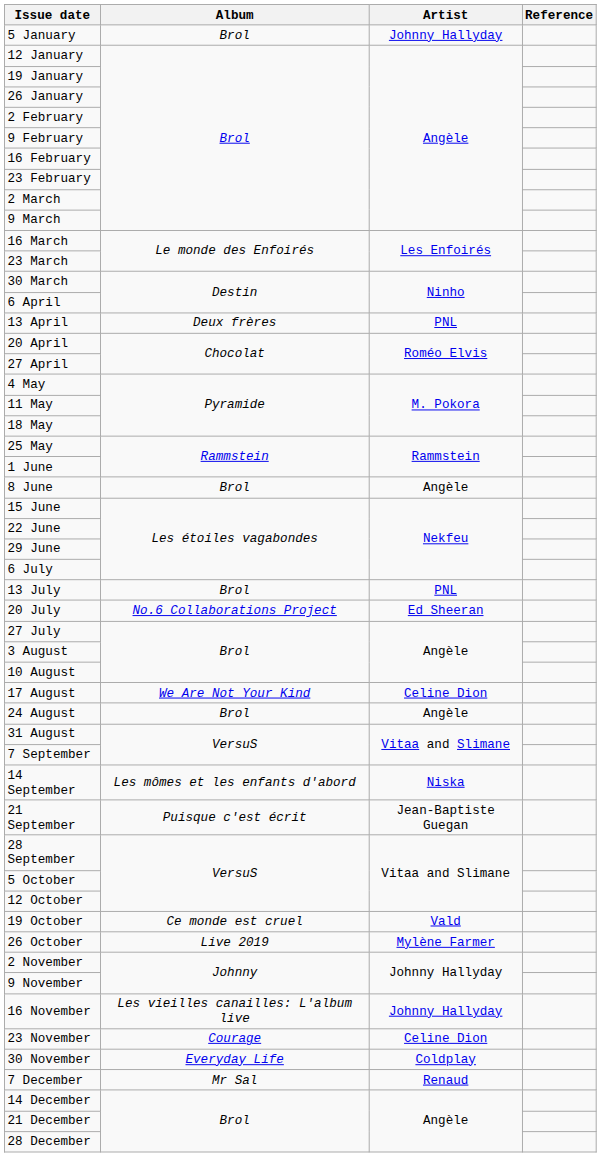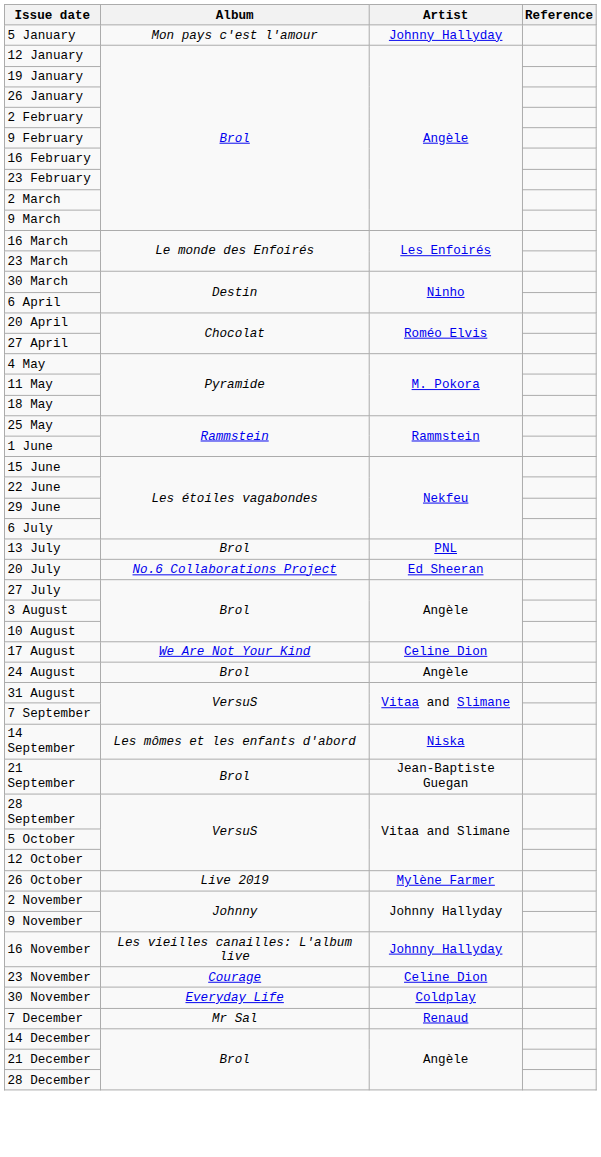(235, 35) Brol -> (235, 35) Mon pays c'est l'amour
- row: (38, 323)
- row: (30, 487)
(235, 818) Puisque c'est écrit -> (235, 776) Brol
- row: (45, 922)
